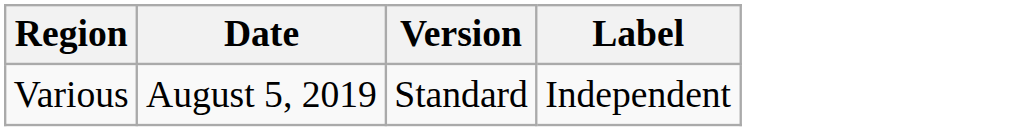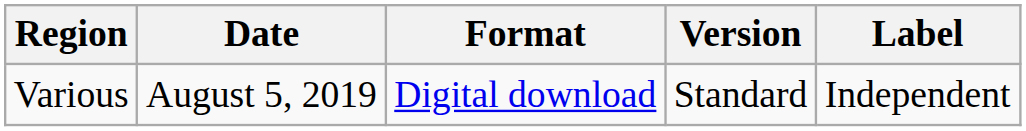+ column: (525, 34)
